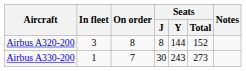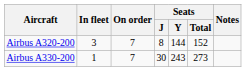(133, 43) 8 -> (133, 43) 7
